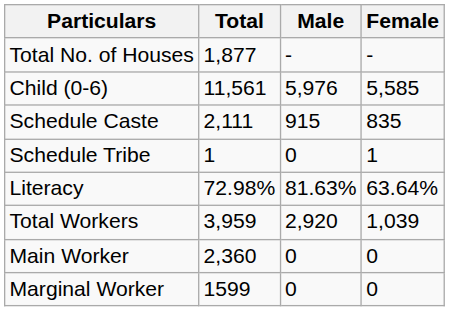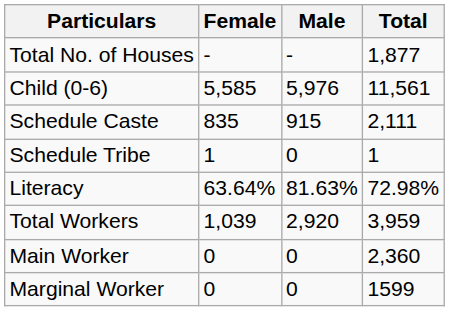columns swapped: (239, 21) <-> (403, 21)
